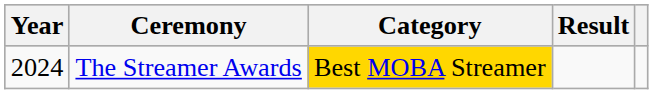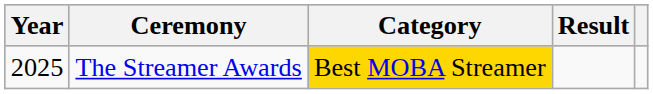(37, 66) 2024 -> (37, 66) 2025
